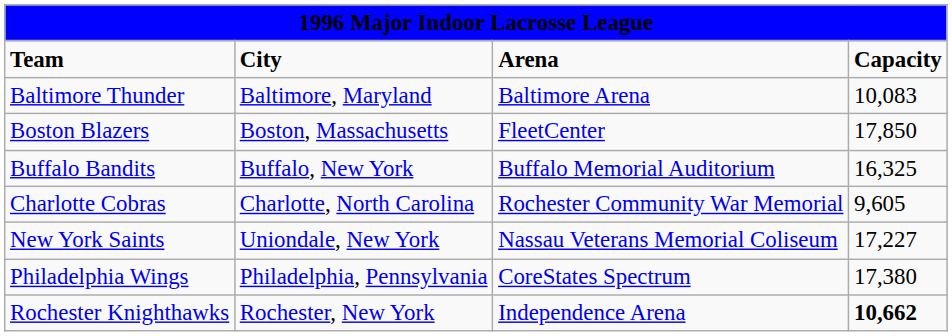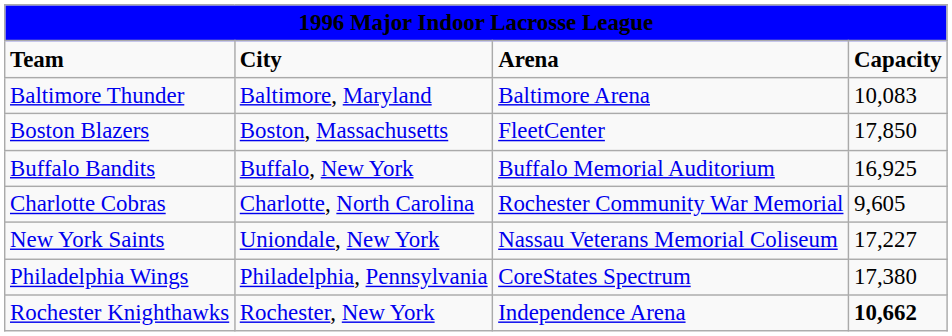(885, 167) 16,325 -> (885, 167) 16,925
